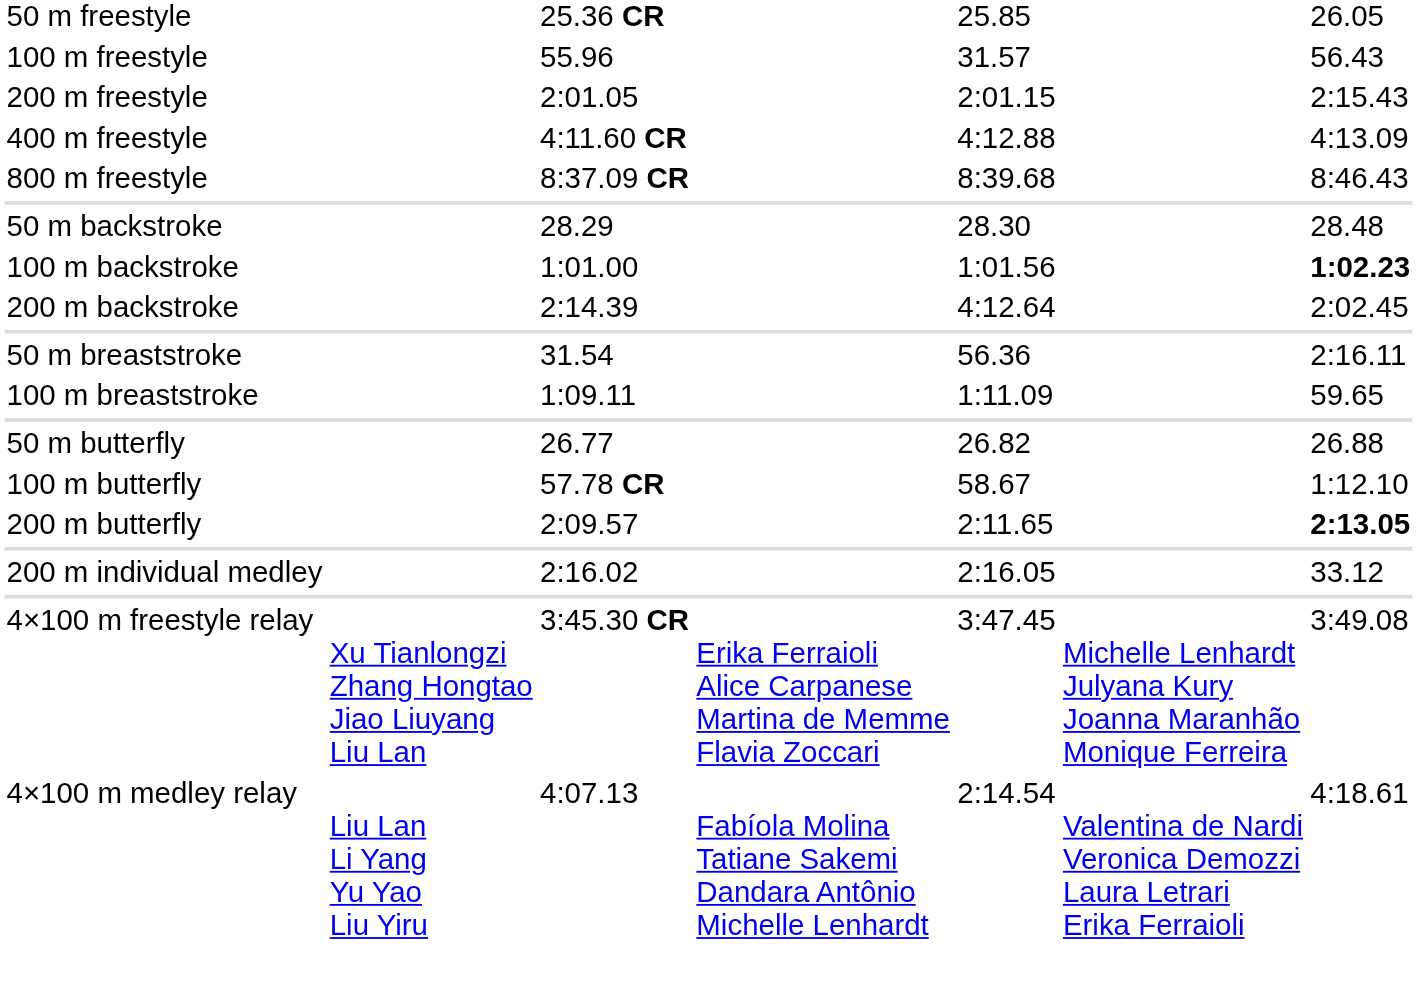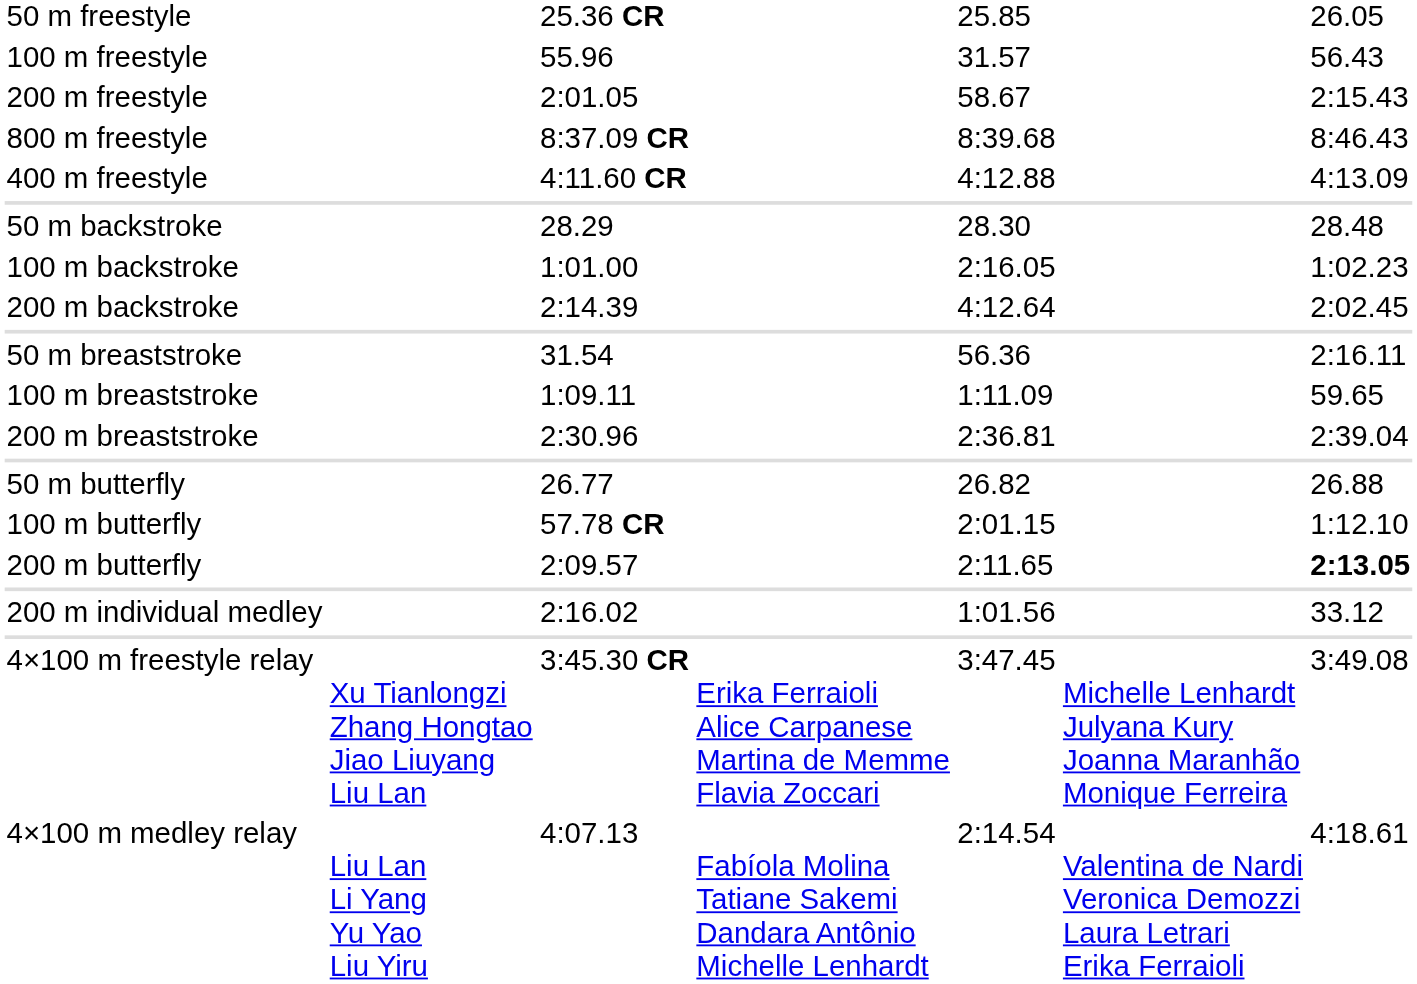(1006, 97) 2:01.15 -> (994, 97) 58.67
rows swapped: (107, 138) <-> (107, 178)
(1006, 266) 1:01.56 -> (1006, 266) 2:16.05
(1360, 266) bold -> (1359, 266) normal
+ row: (133, 436)
(994, 484) 58.67 -> (1006, 524) 2:01.15
(1006, 572) 2:16.05 -> (1006, 612) 1:01.56
